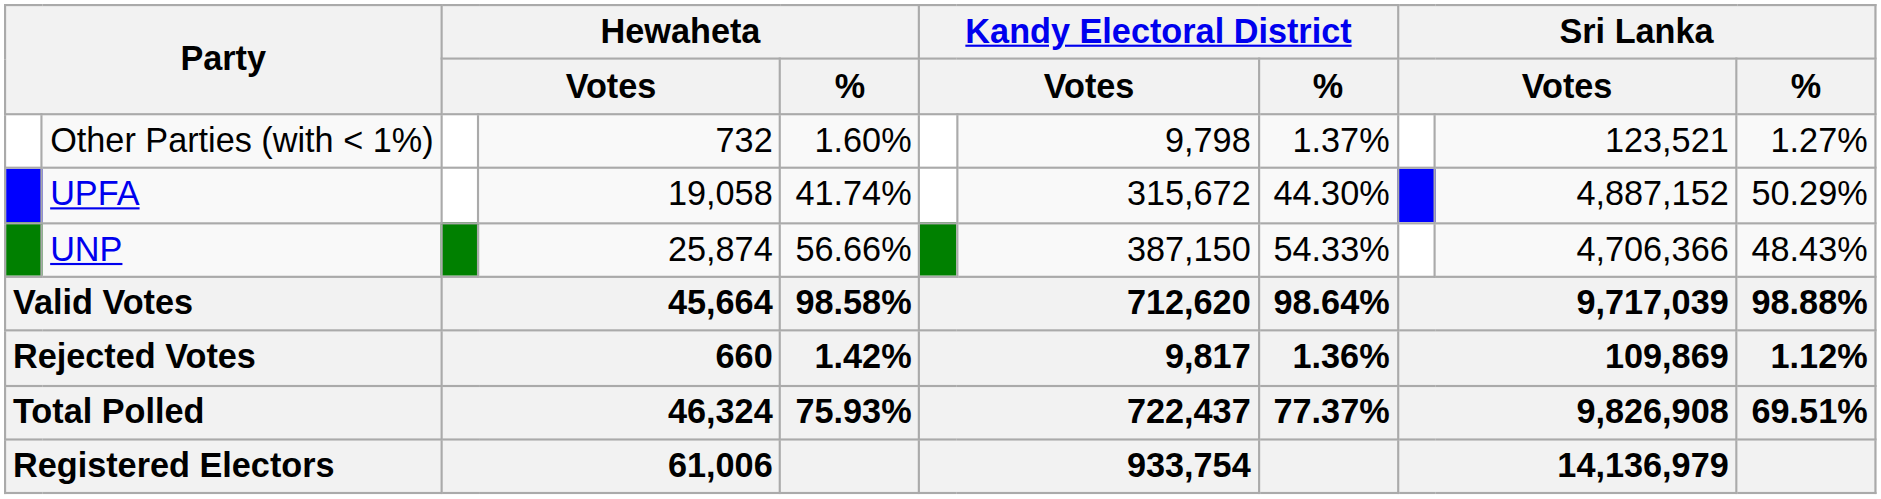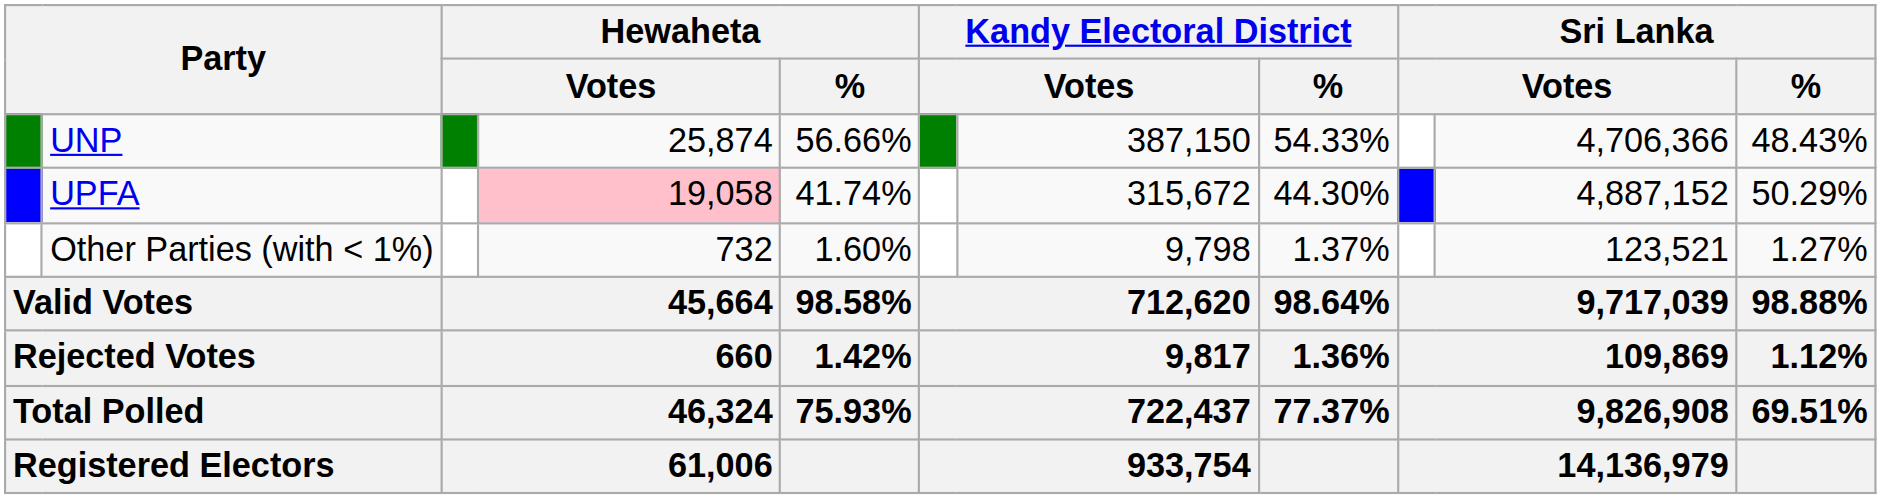rows swapped: (86, 248) <-> (242, 140)
(720, 194) no background -> (720, 194) pink background
